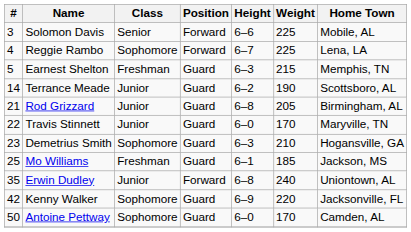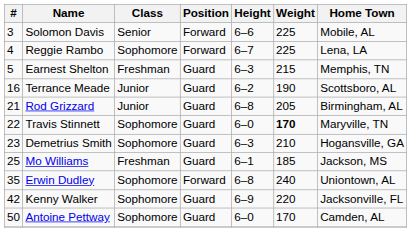(14, 87) 14 -> (14, 87) 16
(133, 124) Junior -> (147, 124) Sophomore
(286, 124) normal -> (286, 124) bold
(133, 180) Junior -> (147, 180) Sophomore
